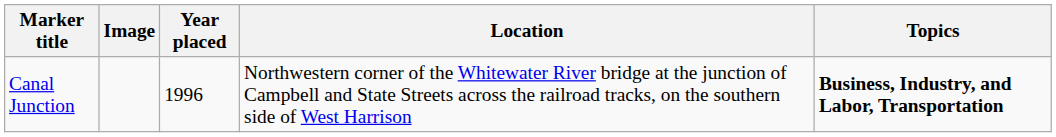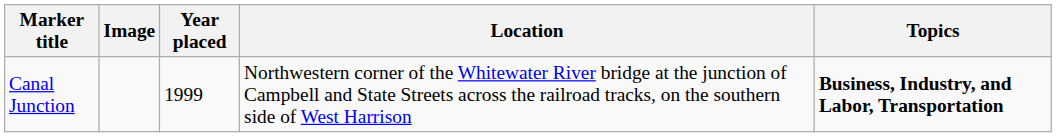(183, 94) 1996 -> (183, 94) 1999
